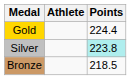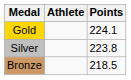(103, 30) 224.4 -> (103, 30) 224.1
(103, 48) paleturquoise background -> (103, 48) no background
